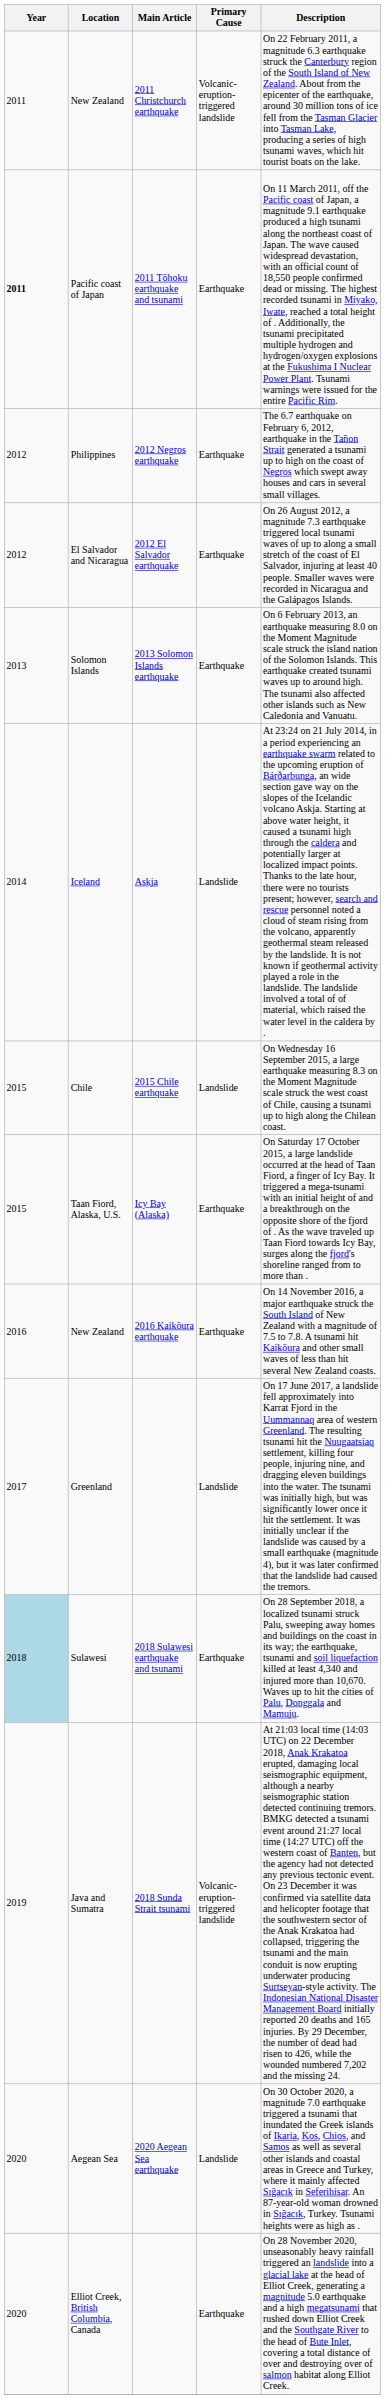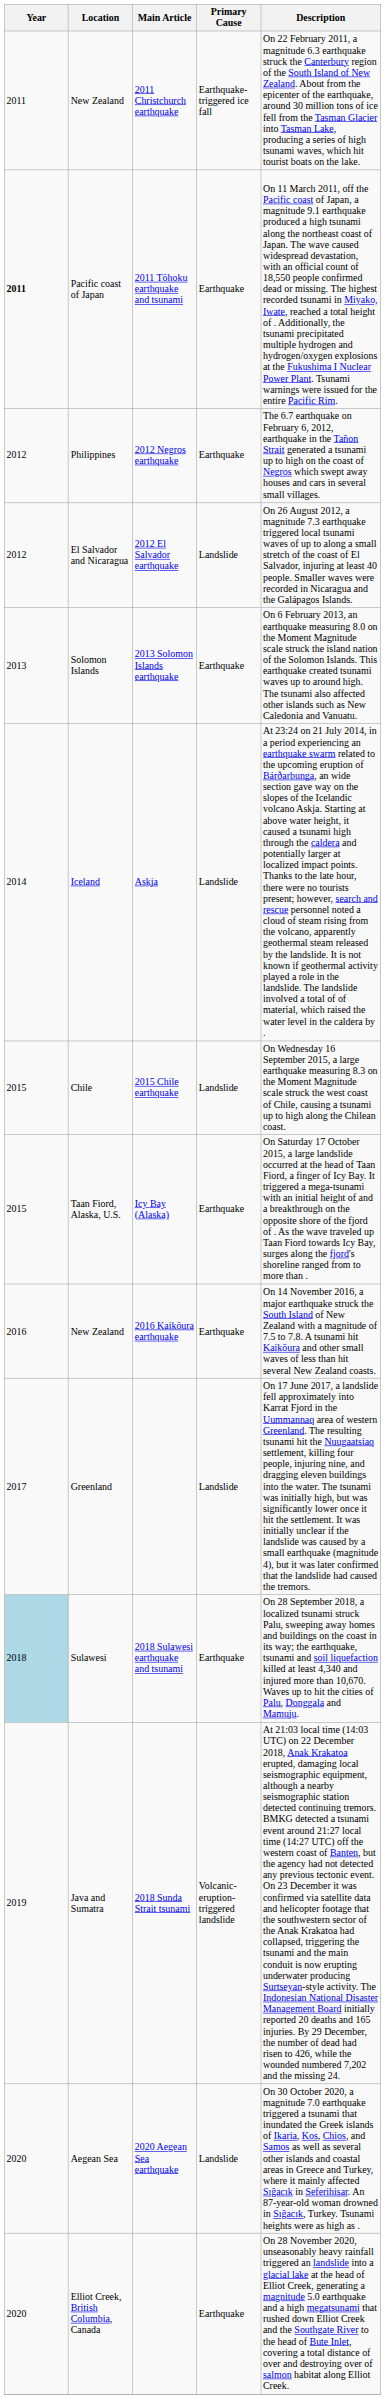(218, 100) Volcanic-eruption-triggered landslide -> (224, 100) Earthquake-triggered ice fall
(221, 555) Earthquake -> (218, 555) Landslide
